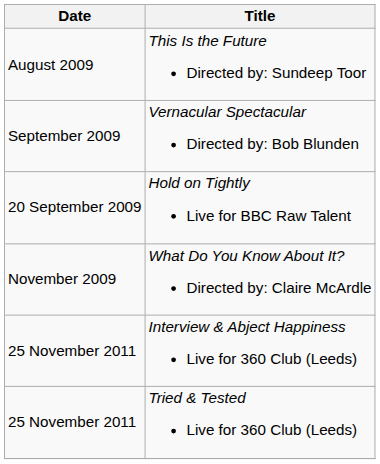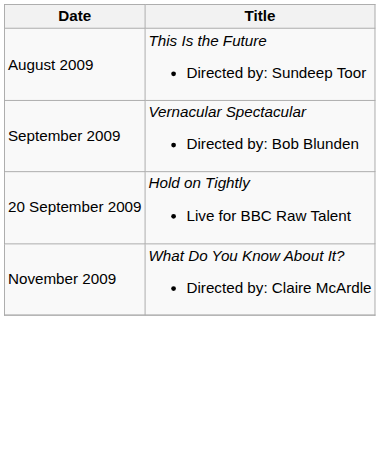- row: (260, 343)
- row: (260, 415)
